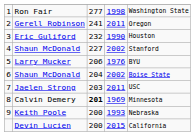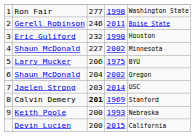(96, 23) 241 -> (96, 23) 246
(140, 23) Oregon -> (149, 23) Boise State
(144, 49) Stanford -> (146, 49) Minnesota
(116, 62) 1976 -> (116, 62) 1975
(149, 74) Boise State -> (140, 74) Oregon
(116, 87) 2011 -> (116, 87) 2014
(146, 100) Minnesota -> (144, 100) Stanford
